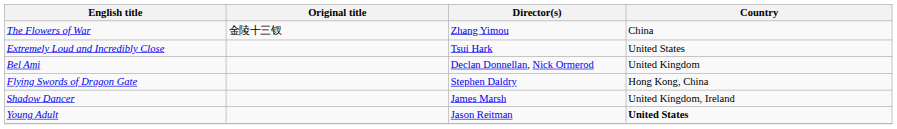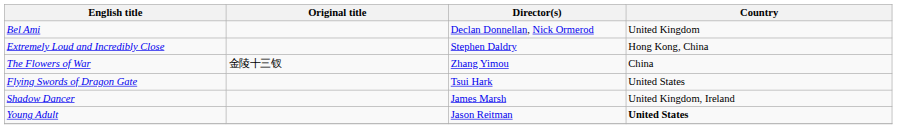rows swapped: (24, 65) <-> (49, 30)
(472, 48) Tsui Hark -> (484, 46) Stephen Daldry
(657, 48) United States -> (668, 46) Hong Kong, China
(484, 81) Stephen Daldry -> (472, 81) Tsui Hark
(668, 81) Hong Kong, China -> (657, 81) United States
